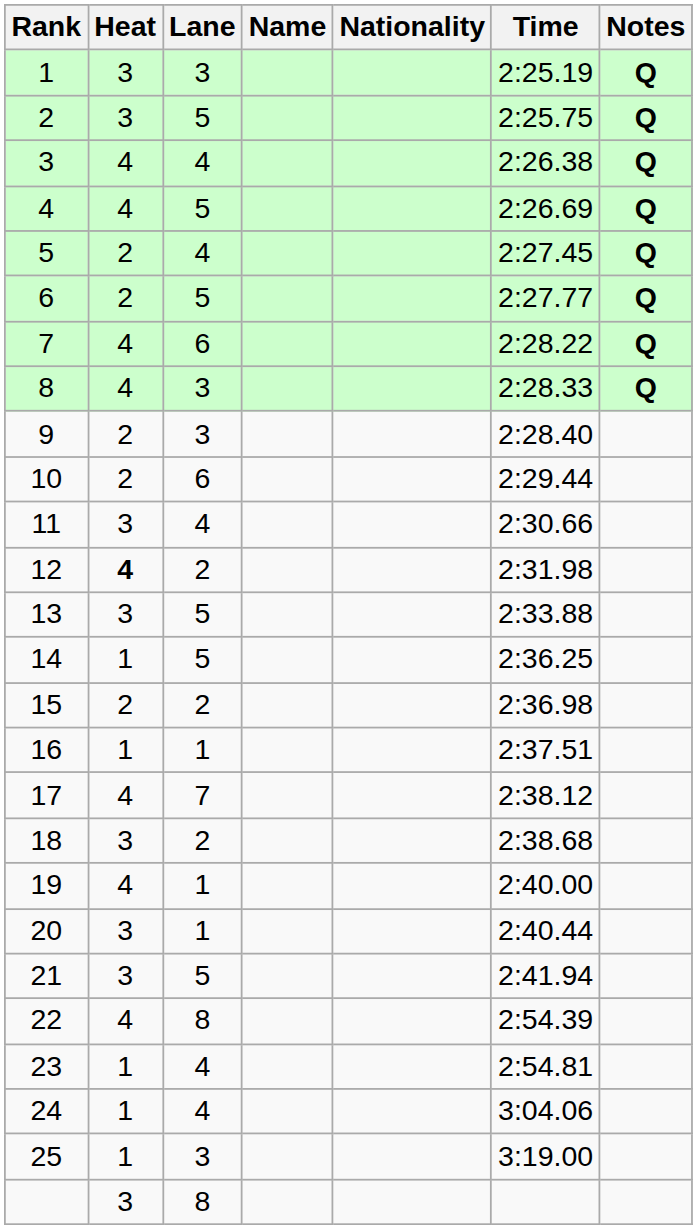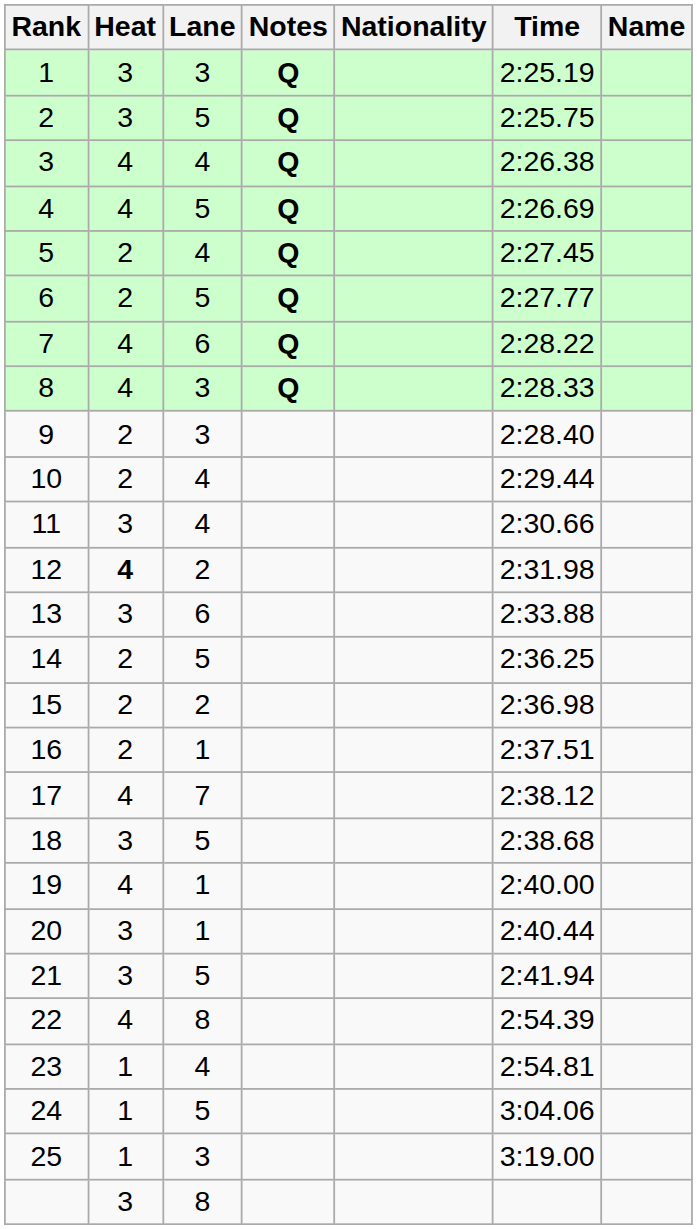columns swapped: (287, 27) <-> (646, 27)
(202, 478) 6 -> (202, 478) 4
(202, 614) 5 -> (202, 614) 6
(125, 659) 1 -> (125, 659) 2
(125, 749) 1 -> (125, 749) 2
(202, 840) 2 -> (202, 840) 5
(202, 1111) 4 -> (202, 1111) 5
